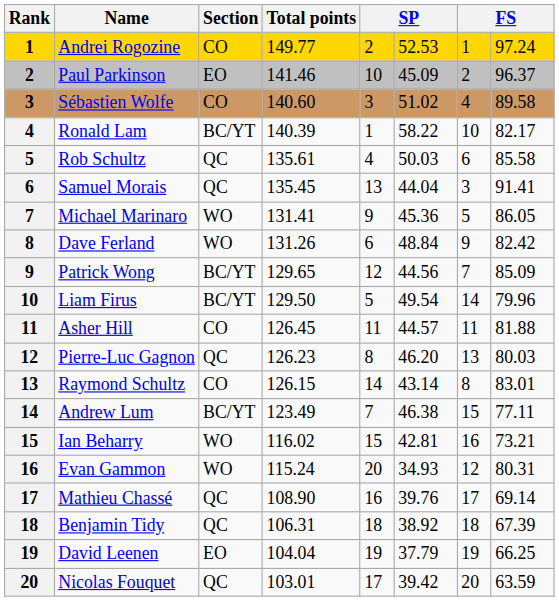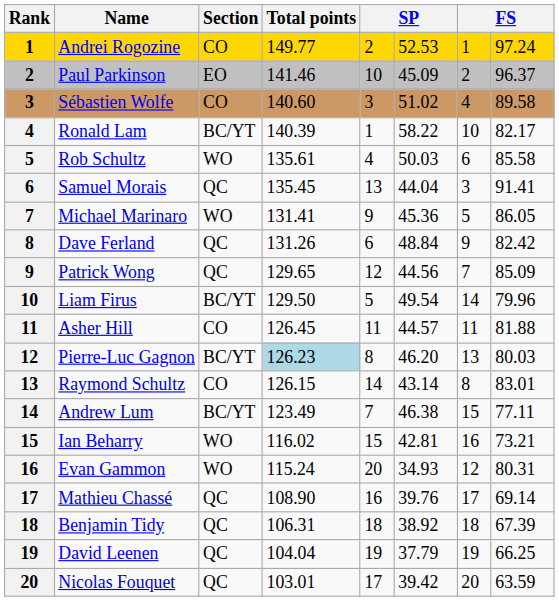(215, 159) QC -> (218, 159) WO
(218, 243) WO -> (215, 243) QC
(229, 272) BC/YT -> (215, 272) QC
(215, 356) QC -> (229, 356) BC/YT
(291, 356) no background -> (291, 356) lightblue background
(215, 553) EO -> (215, 553) QC
